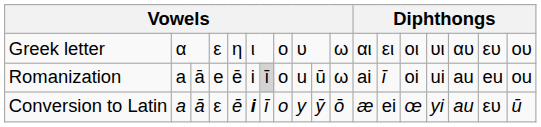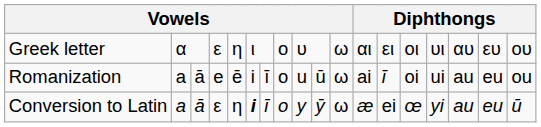(267, 77) lightgrey background -> (267, 77) no background
(237, 106) ē -> (237, 106) η
(339, 106) ō -> (341, 106) ω
(492, 106) ευ -> (493, 106) eu
